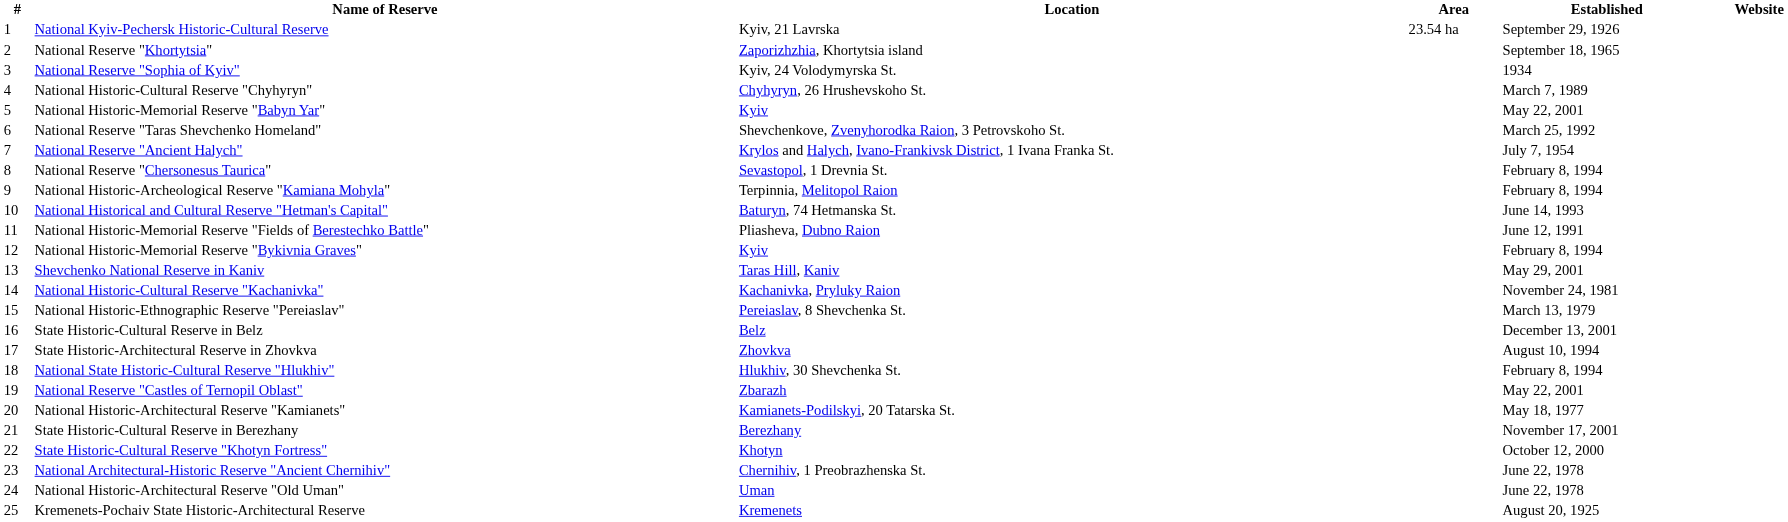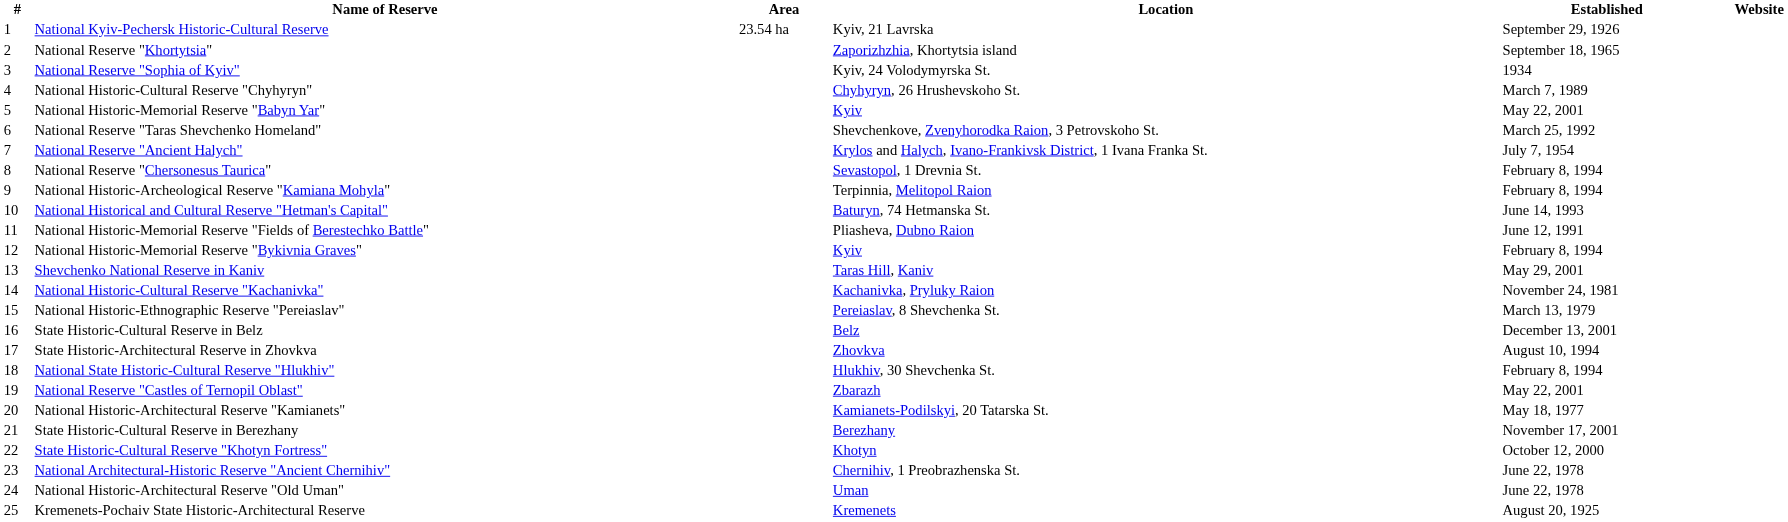columns swapped: (1072, 9) <-> (1454, 9)
